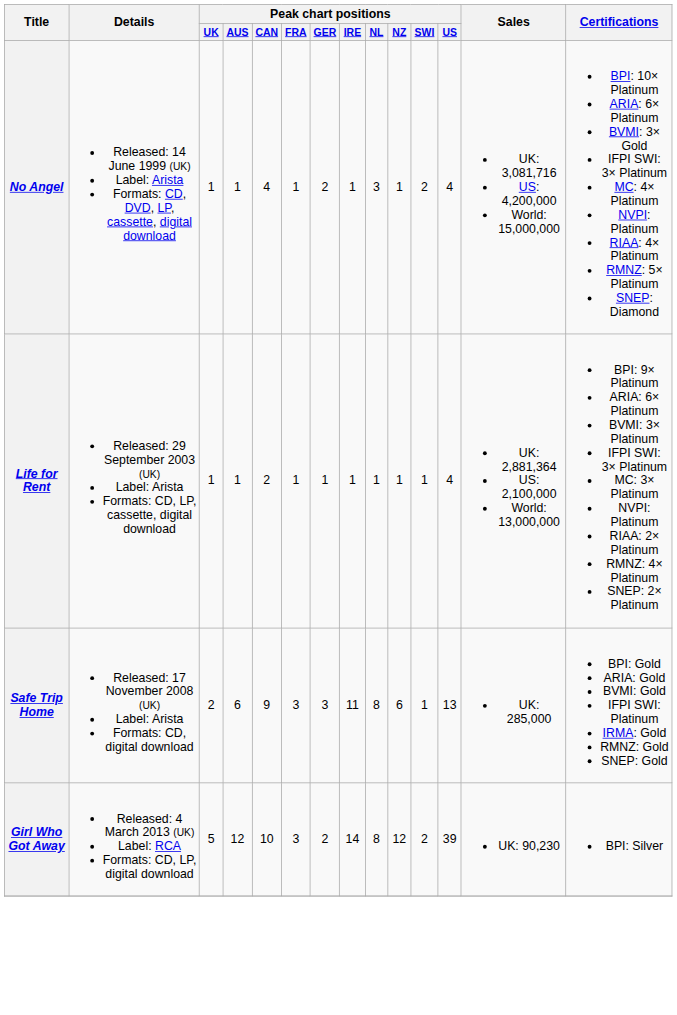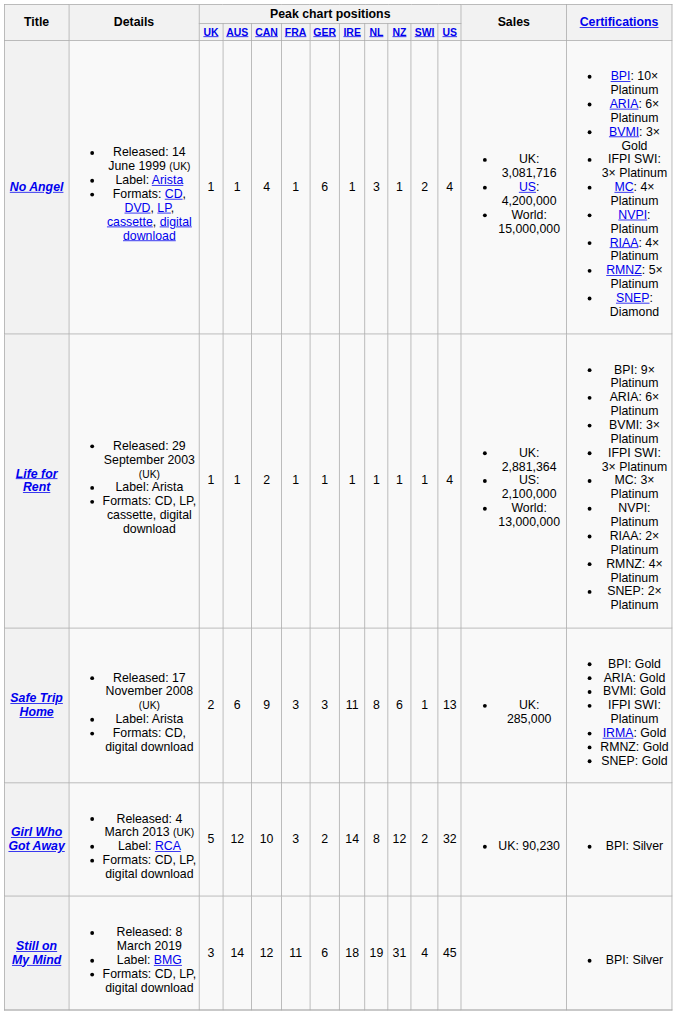(325, 187) 2 -> (325, 187) 6
(450, 839) 39 -> (450, 839) 32
+ row: (37, 953)
